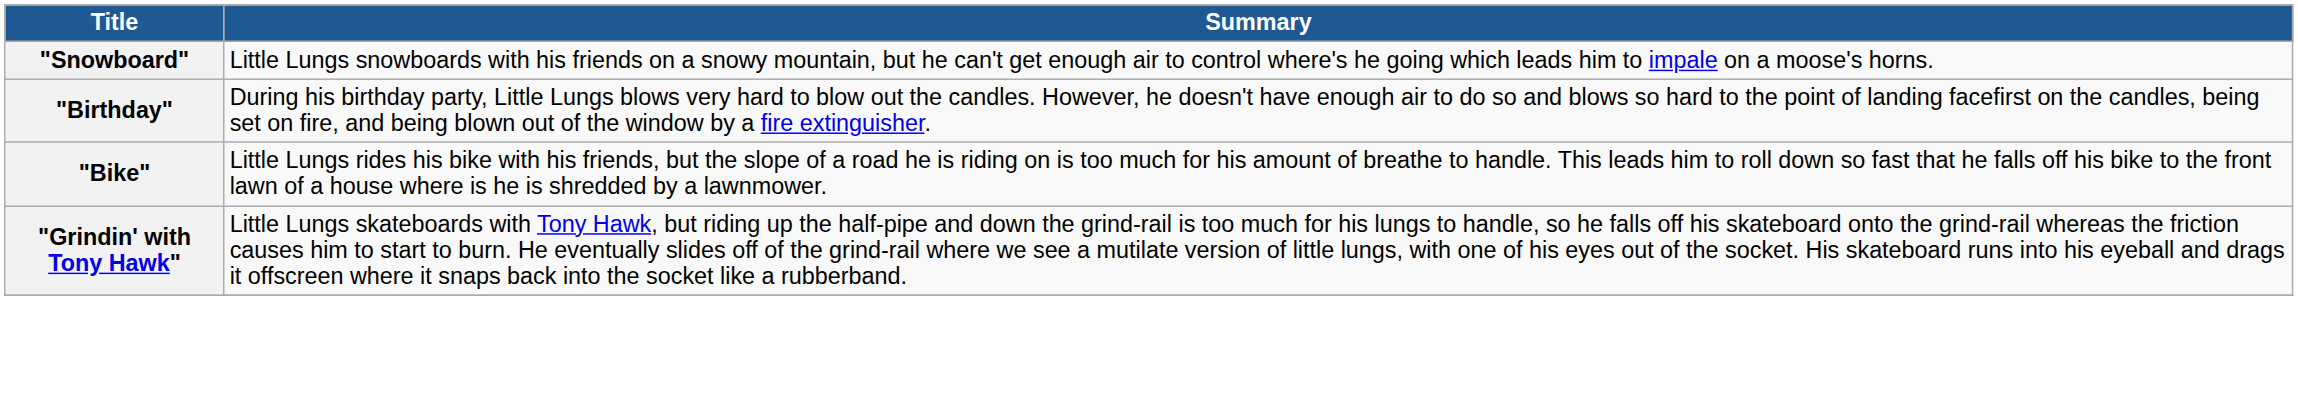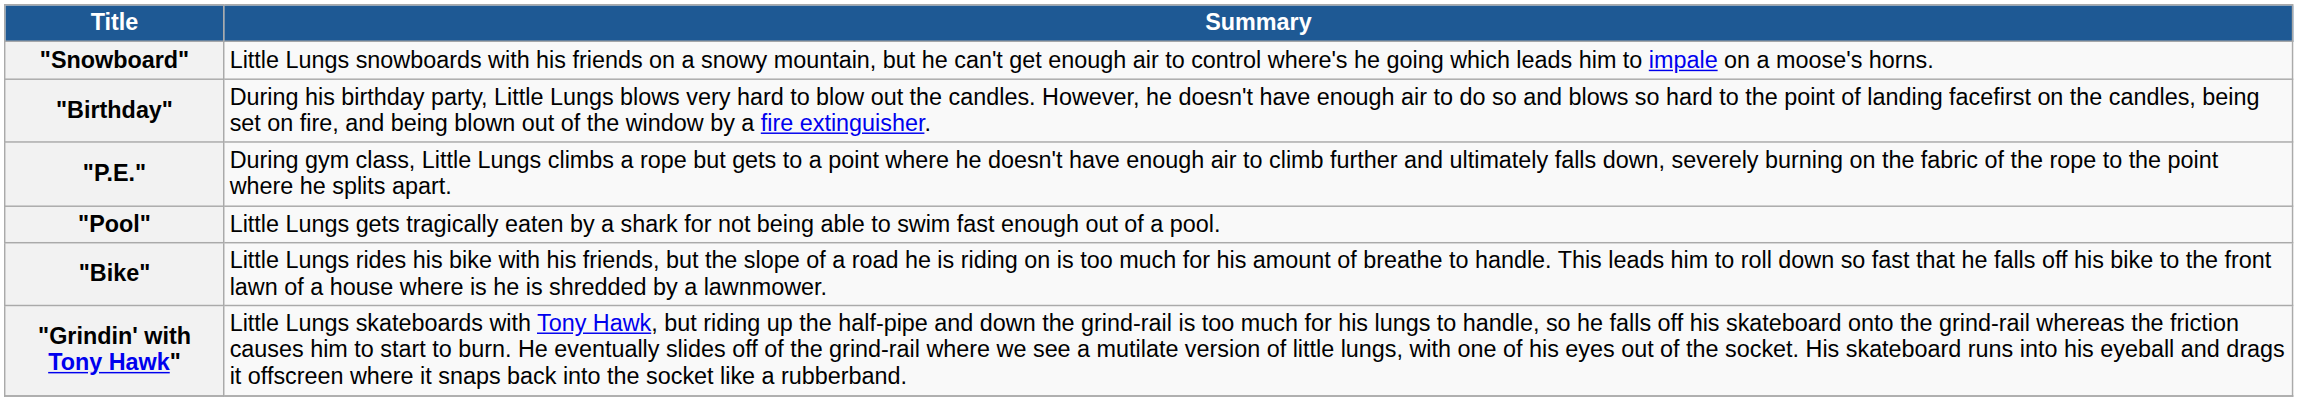+ row: (115, 173)
+ row: (115, 223)
